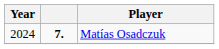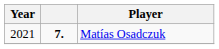(23, 33) 2024 -> (23, 33) 2021
